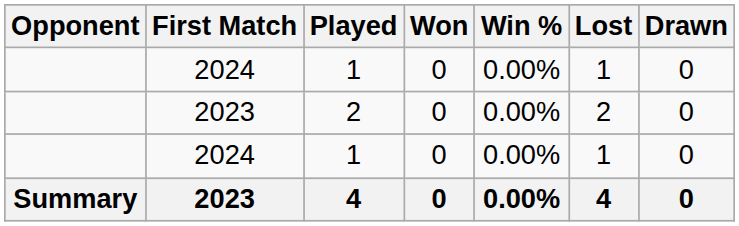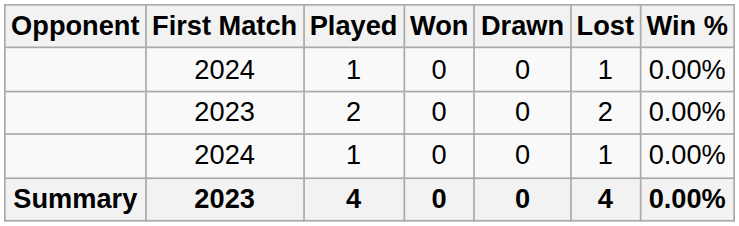columns swapped: (686, 26) <-> (522, 26)
